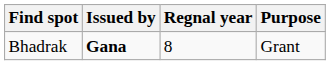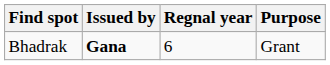(168, 45) 8 -> (168, 45) 6
